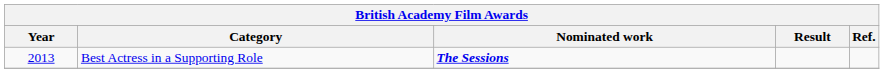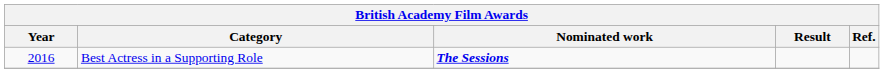(41, 57) 2013 -> (41, 57) 2016
